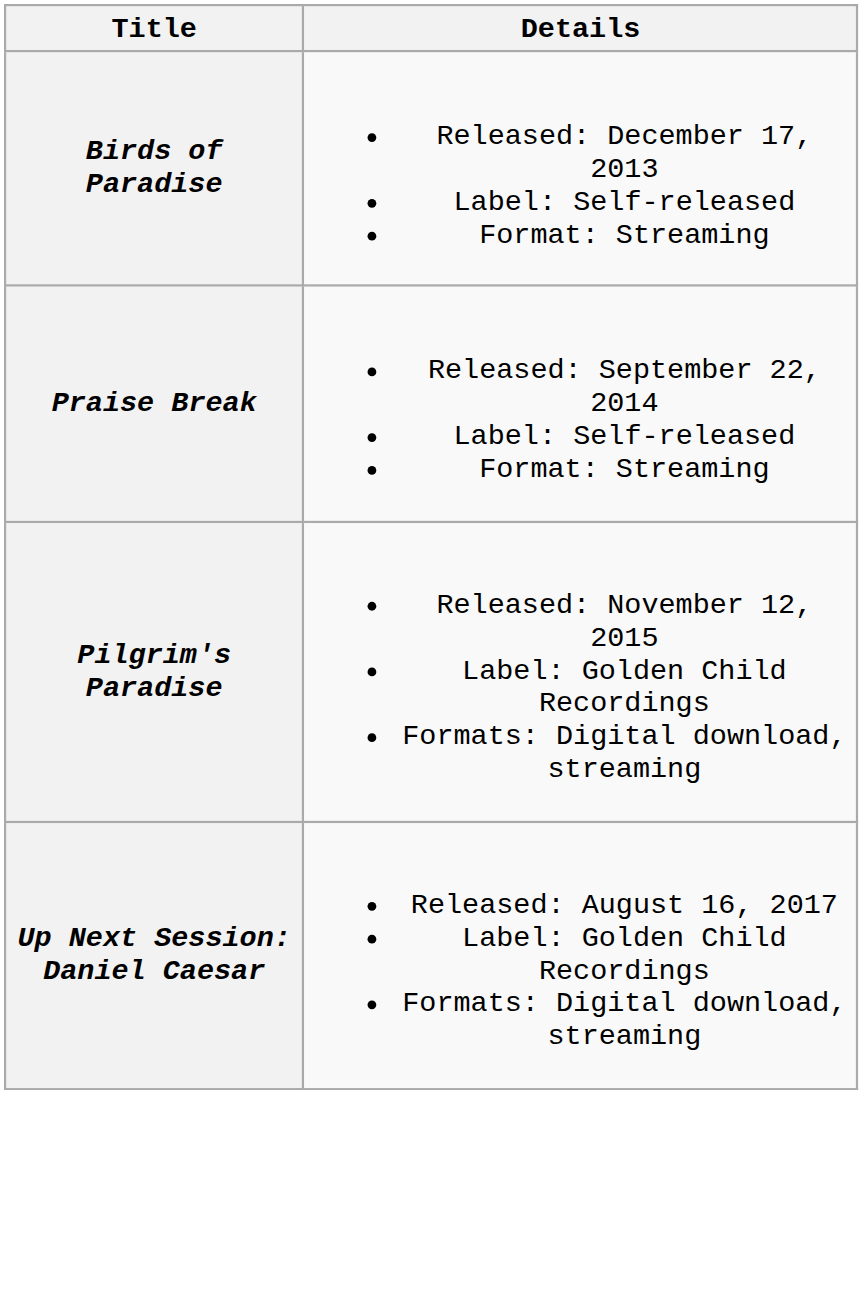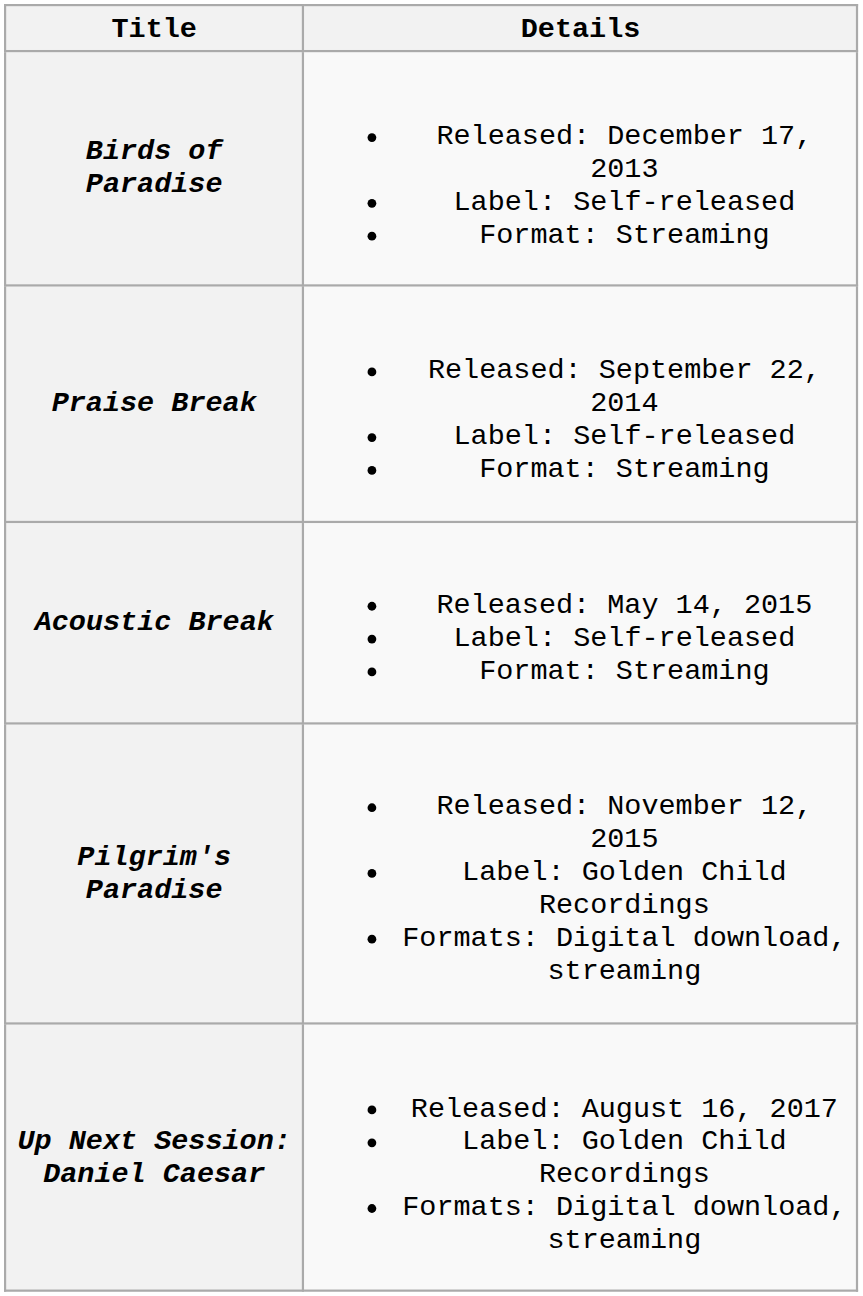+ row: (154, 622)
